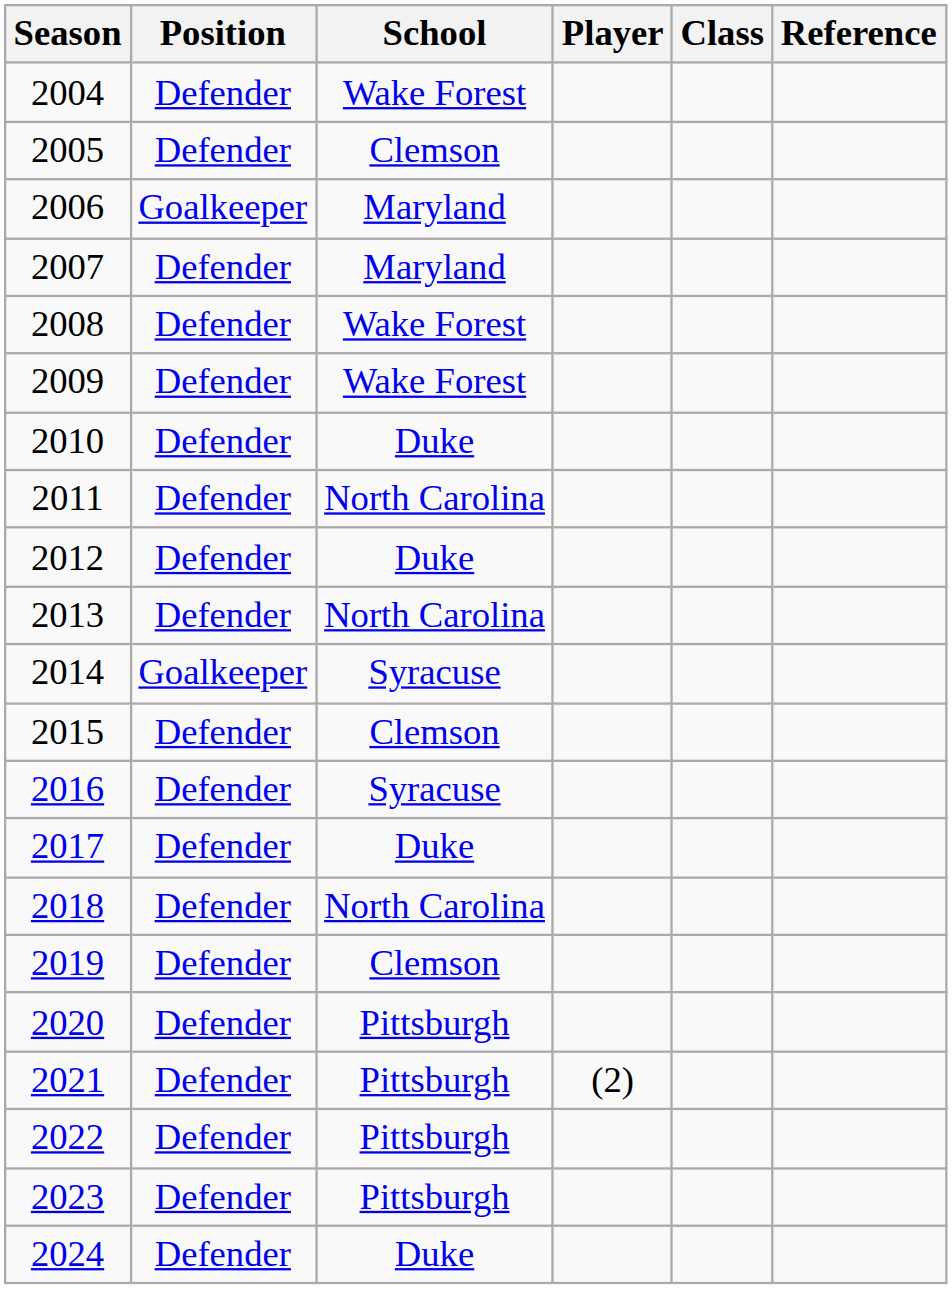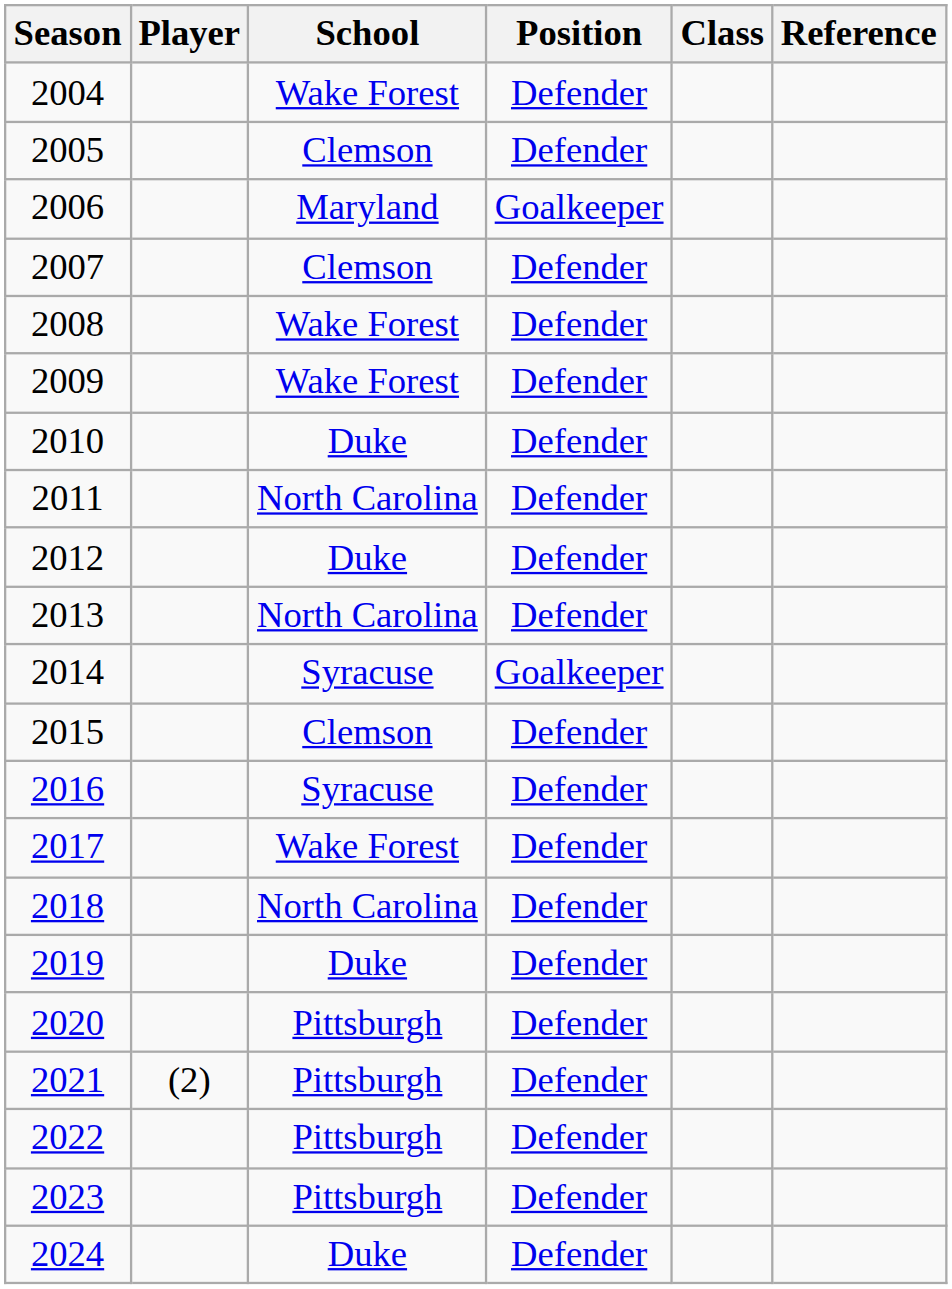columns swapped: (613, 33) <-> (223, 33)
(435, 265) Maryland -> (367, 265) Clemson
(435, 847) Duke -> (367, 847) Wake Forest
(435, 963) Clemson -> (367, 963) Duke
